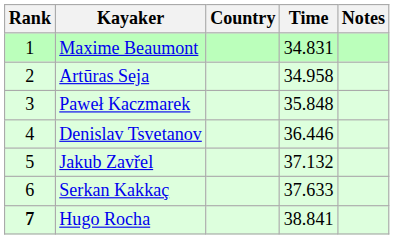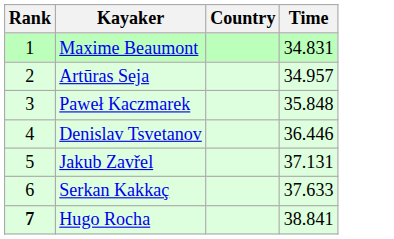- column: (363, 18)
(309, 76) 34.958 -> (309, 76) 34.957
(309, 162) 37.132 -> (309, 162) 37.131
